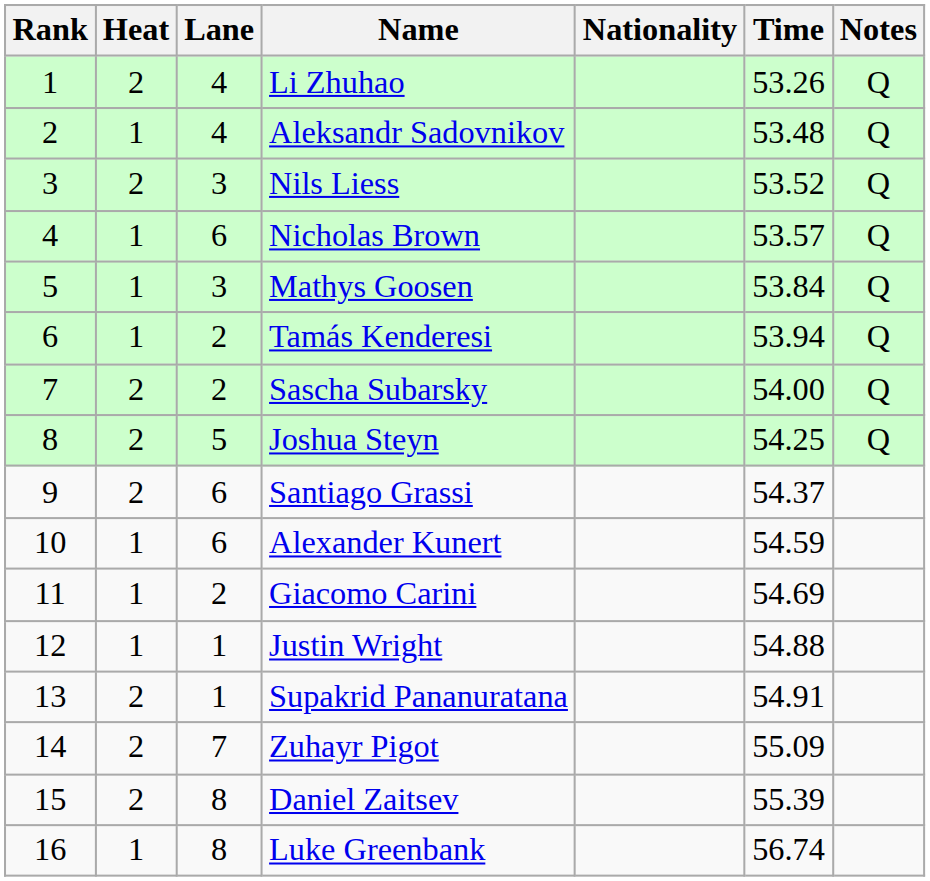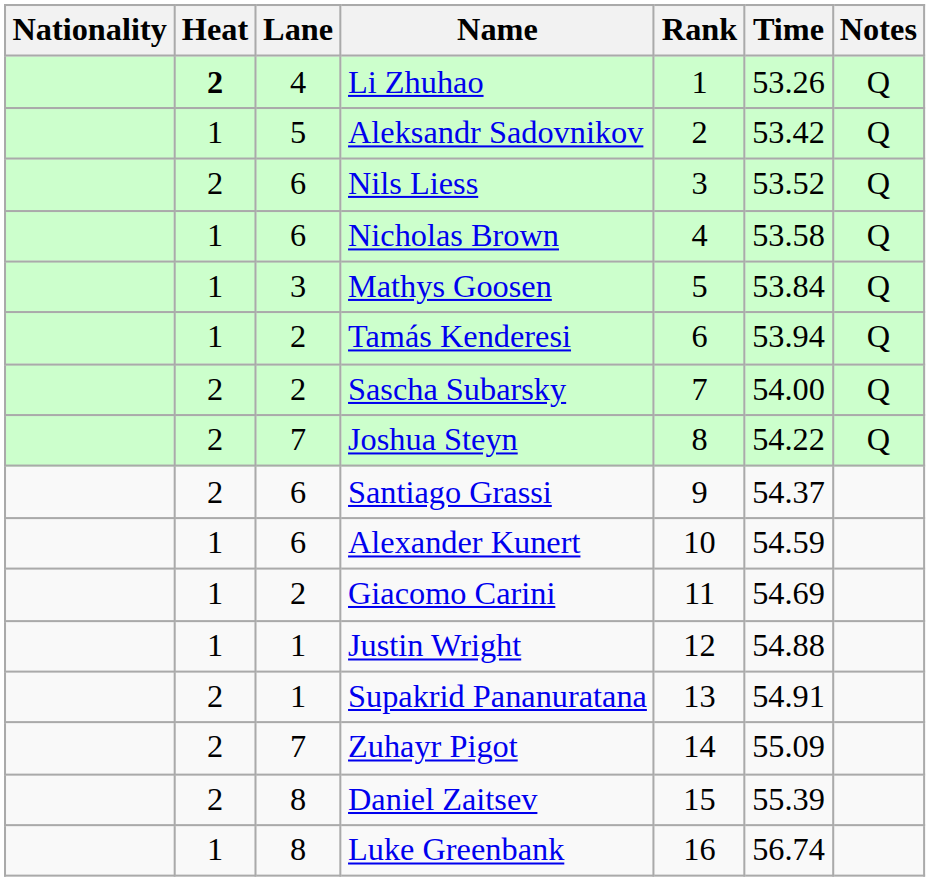columns swapped: (50, 30) <-> (660, 30)
(136, 81) normal -> (215, 81) bold
(219, 132) 4 -> (298, 132) 5
(789, 132) 53.48 -> (789, 132) 53.42
(219, 183) 3 -> (298, 183) 6
(789, 235) 53.57 -> (789, 235) 53.58
(219, 440) 5 -> (298, 440) 7
(789, 440) 54.25 -> (789, 440) 54.22
